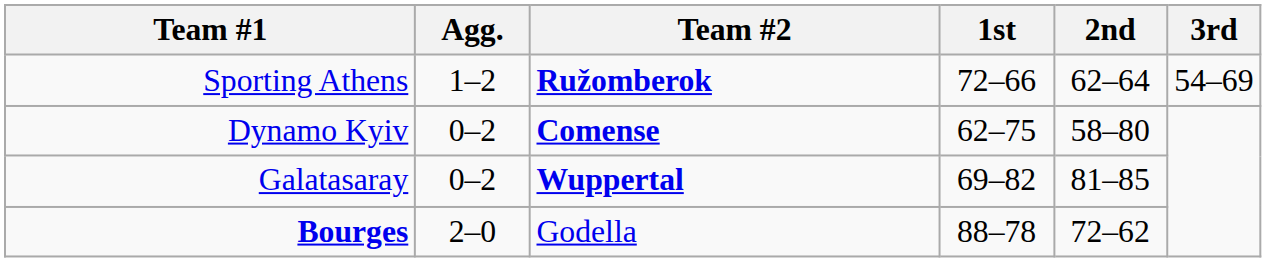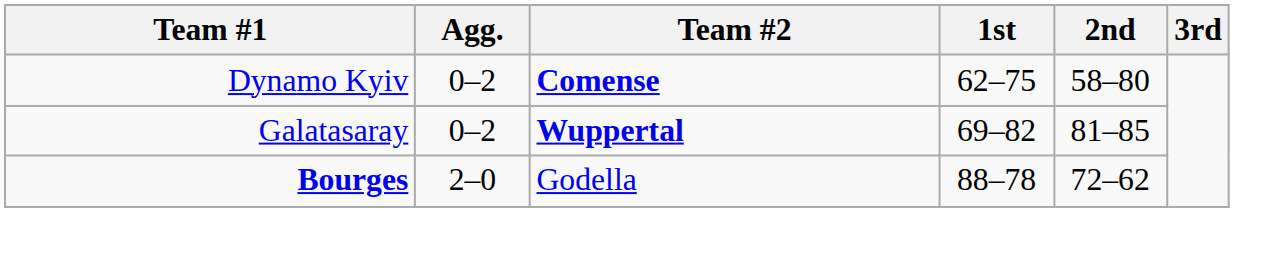- row: (306, 79)
